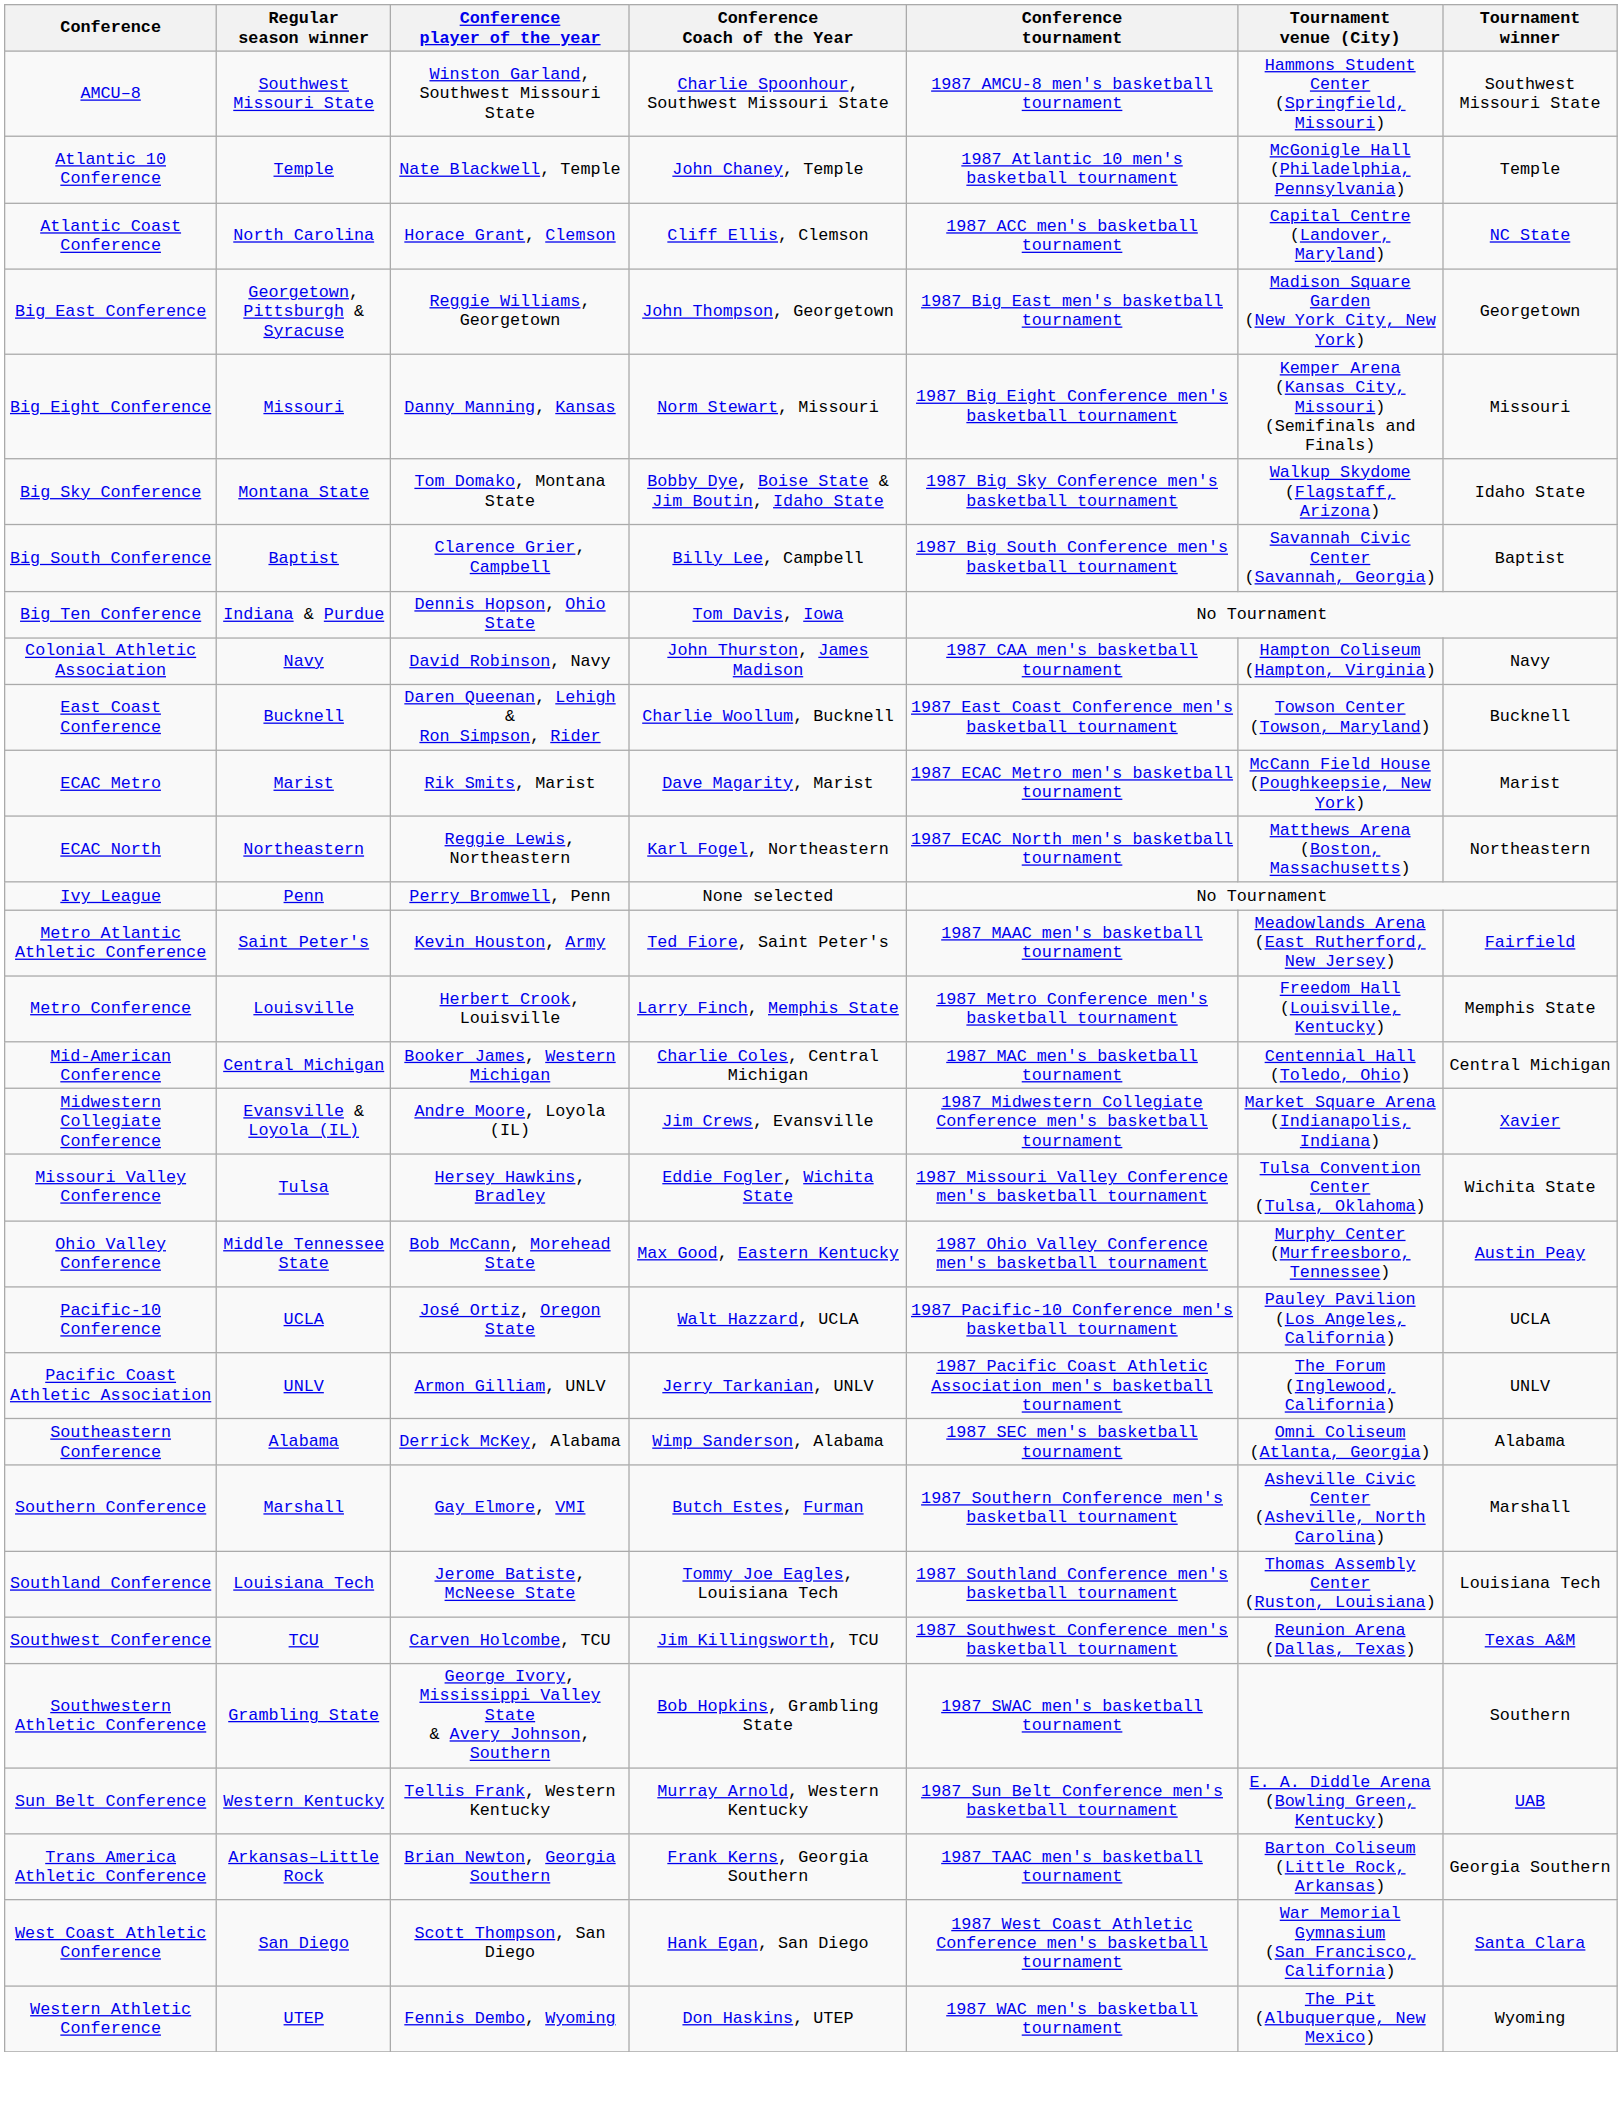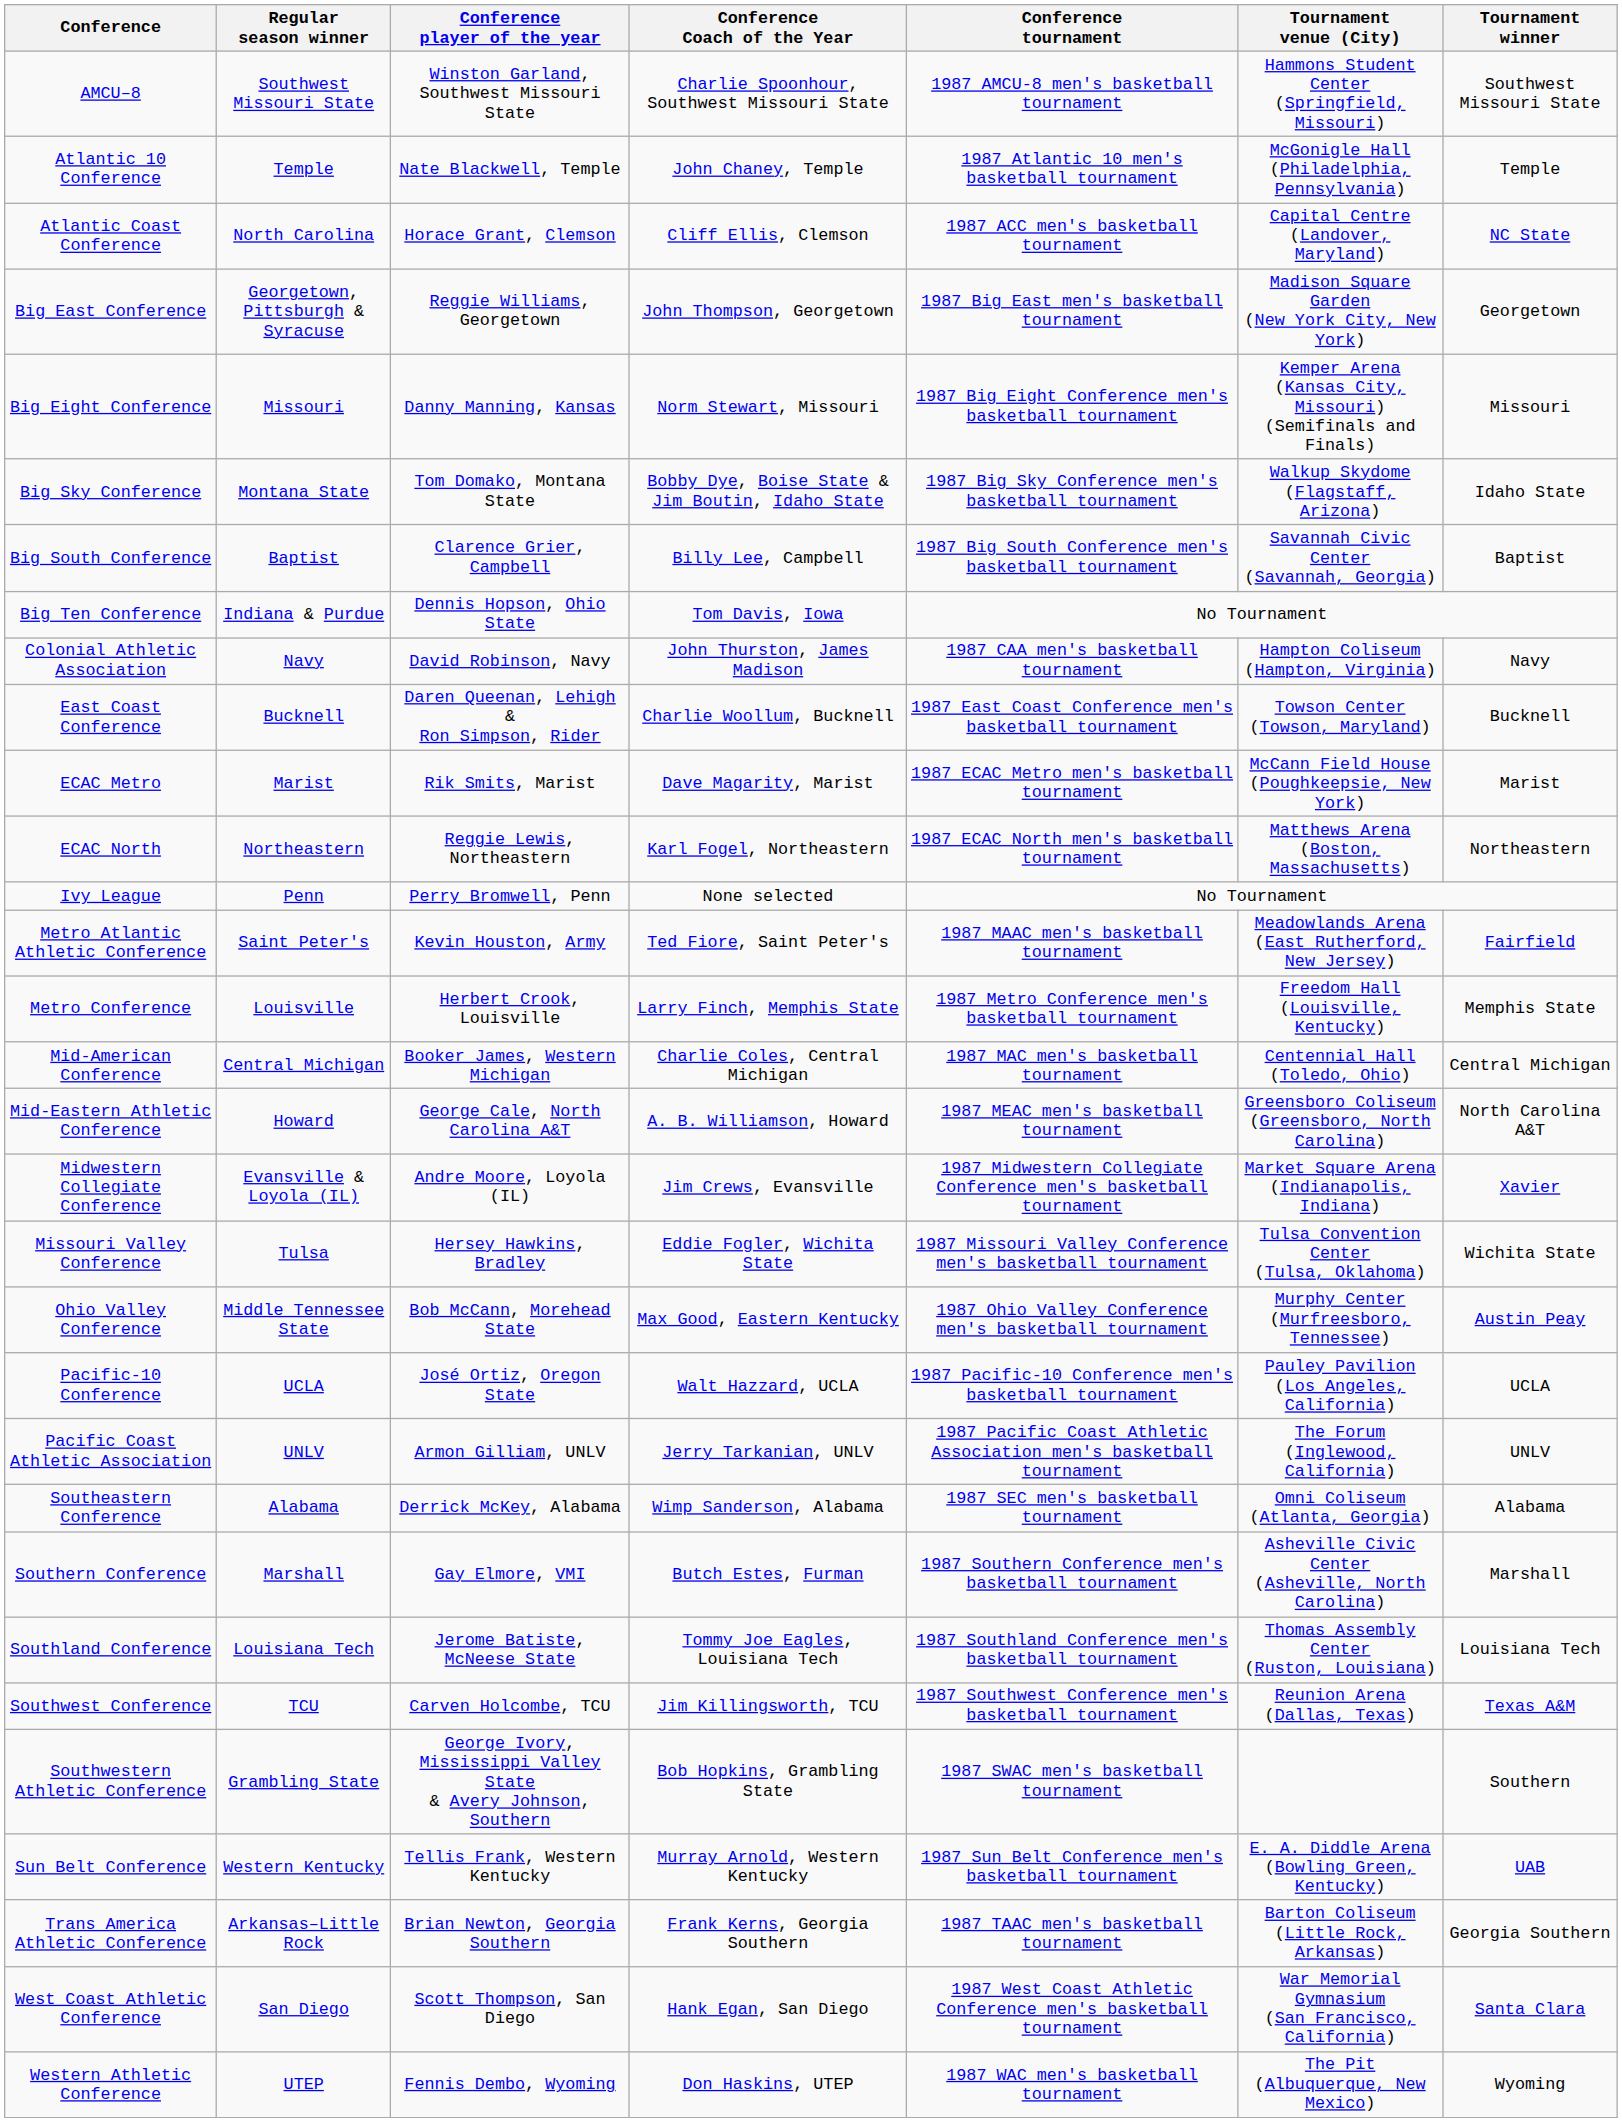+ row: (111, 1122)
